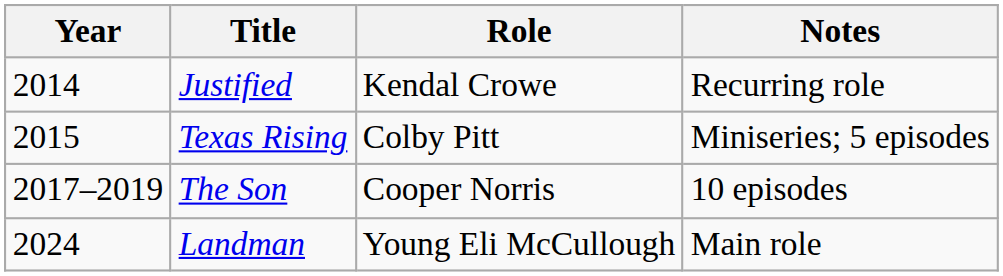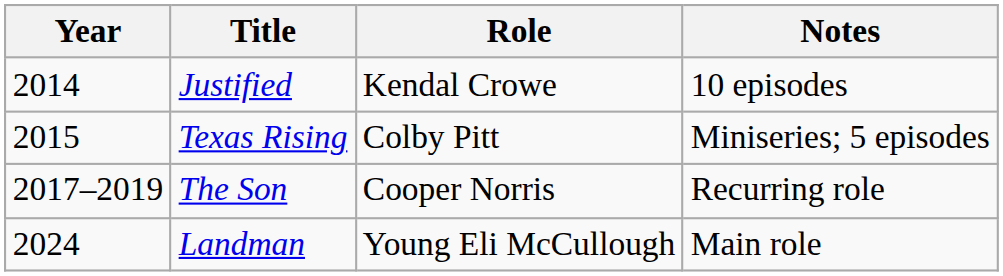(788, 84) Recurring role -> (769, 84) 10 episodes
(769, 190) 10 episodes -> (788, 190) Recurring role
